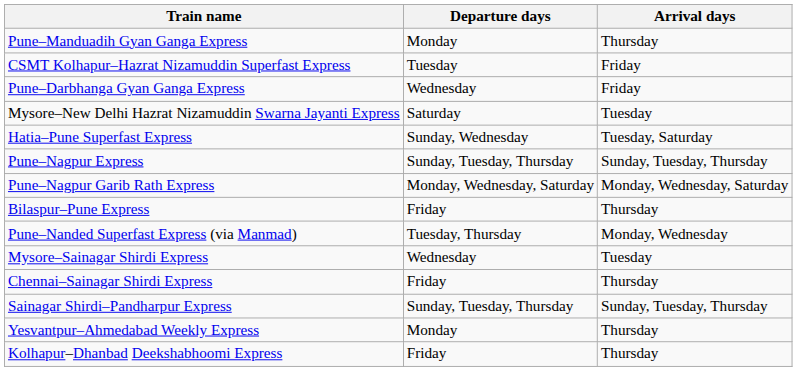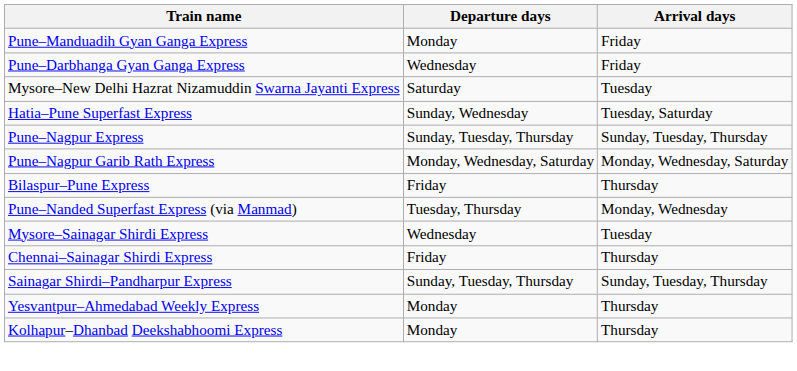(630, 40) Thursday -> (621, 40) Friday
- row: (179, 64)
(427, 354) Friday -> (432, 329) Monday
